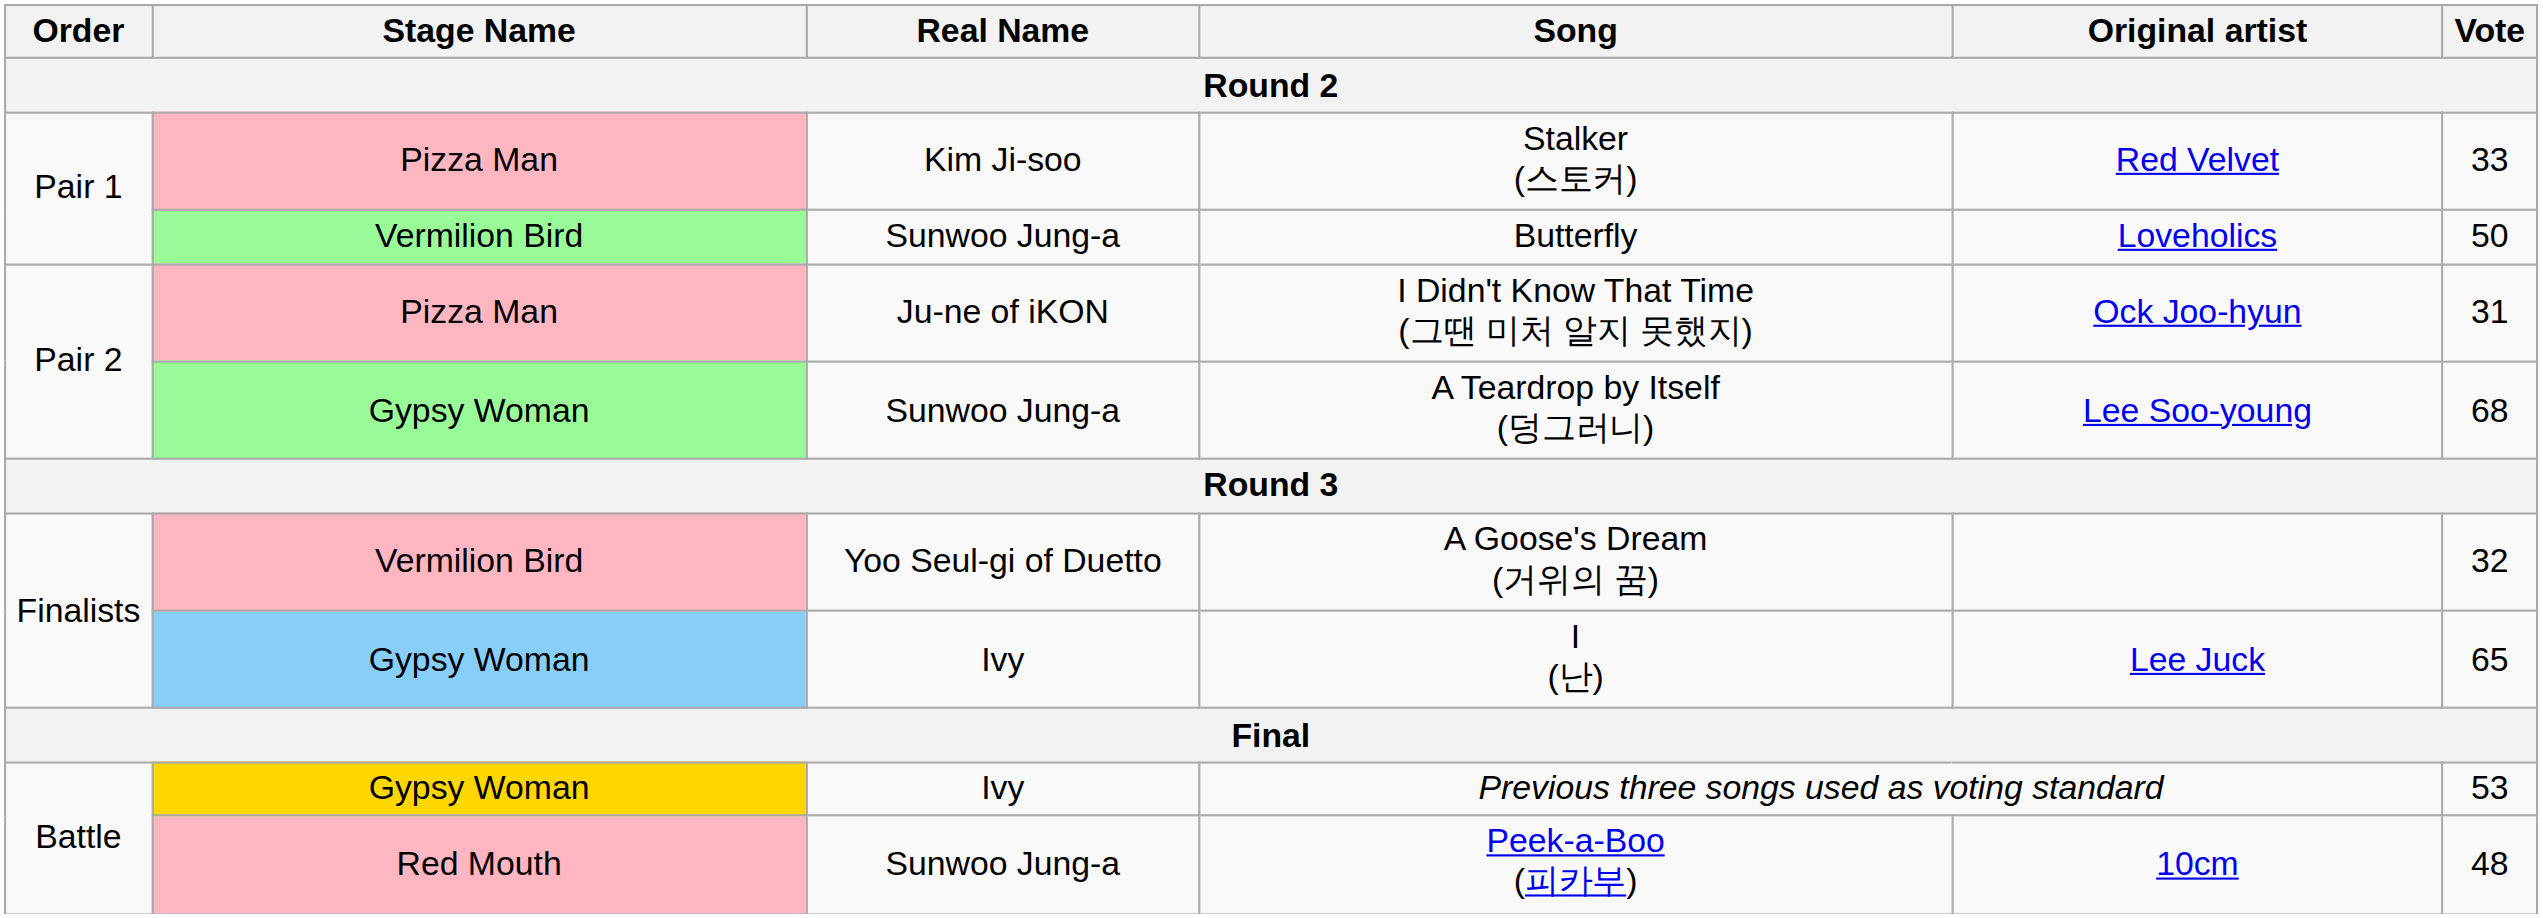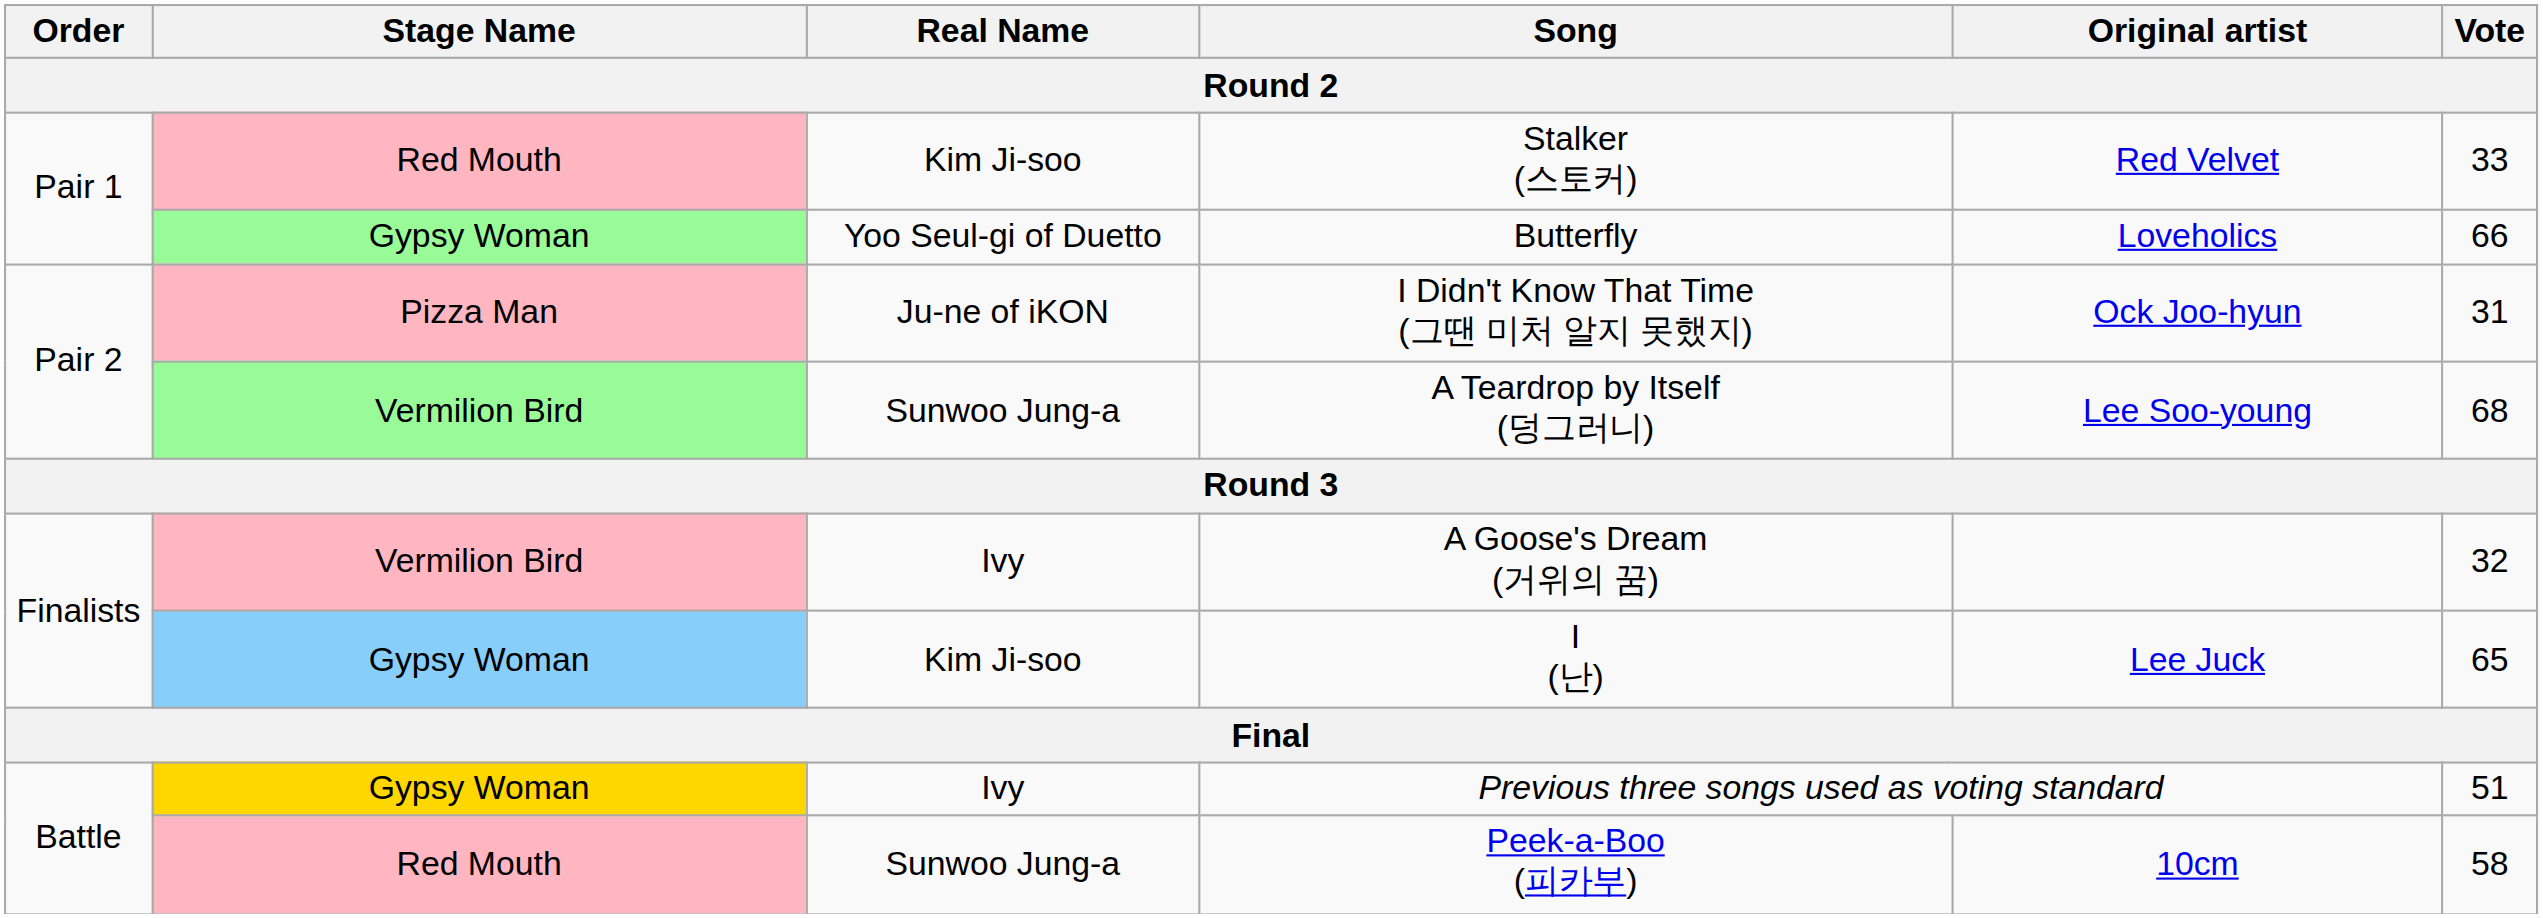(479, 160) Pizza Man -> (479, 160) Red Mouth
(479, 236) Vermilion Bird -> (479, 236) Gypsy Woman
(1003, 236) Sunwoo Jung-a -> (1003, 236) Yoo Seul-gi of Duetto
(2490, 236) 50 -> (2490, 236) 66
(479, 409) Gypsy Woman -> (479, 409) Vermilion Bird
(1003, 561) Yoo Seul-gi of Duetto -> (1003, 561) Ivy
(1003, 658) Ivy -> (1003, 658) Kim Ji-soo
(2490, 788) 53 -> (2490, 788) 51
(2490, 863) 48 -> (2490, 863) 58
